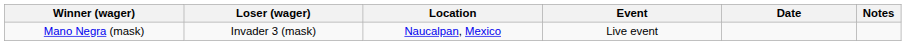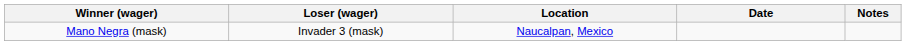- column: (632, 13)
